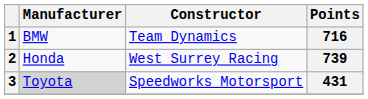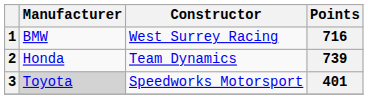(183, 38) Team Dynamics -> (204, 38) West Surrey Racing
(204, 61) West Surrey Racing -> (183, 61) Team Dynamics
(335, 83) 431 -> (335, 83) 401
